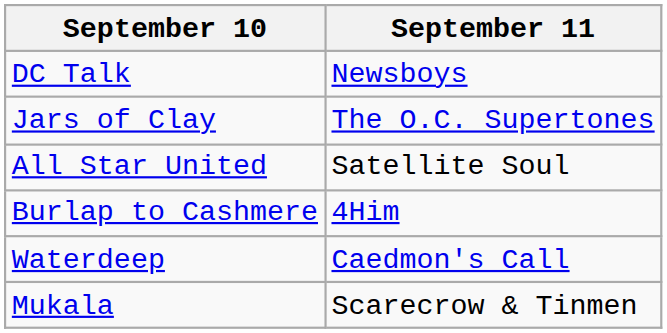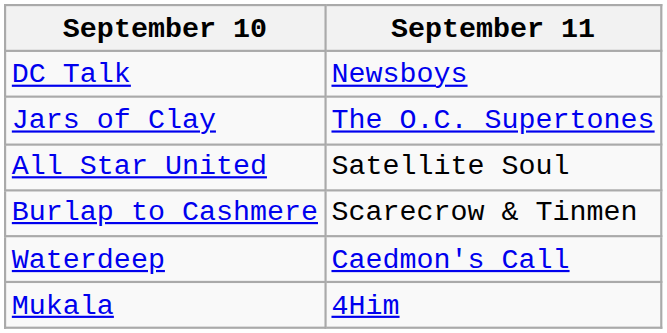(366, 213) 4Him -> (485, 213) Scarecrow & Tinmen
(485, 305) Scarecrow & Tinmen -> (366, 305) 4Him
